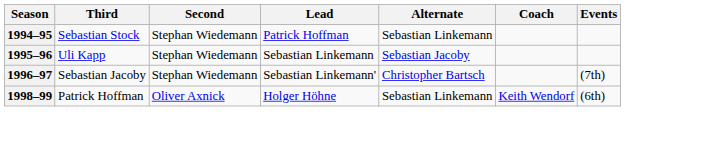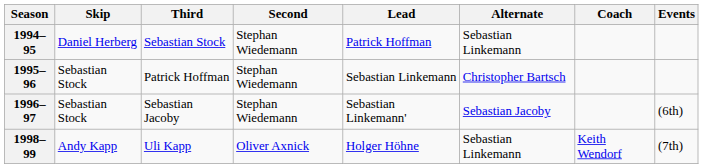+ column: (98, 14)
(82, 55) Uli Kapp -> (187, 76) Patrick Hoffman
(426, 55) Sebastian Jacoby -> (514, 76) Christopher Bartsch
(433, 75) Christopher Bartsch -> (507, 111) Sebastian Jacoby
(593, 75) (7th) -> (670, 111) (6th)
(101, 95) Patrick Hoffman -> (168, 146) Uli Kapp
(593, 95) (6th) -> (670, 146) (7th)
